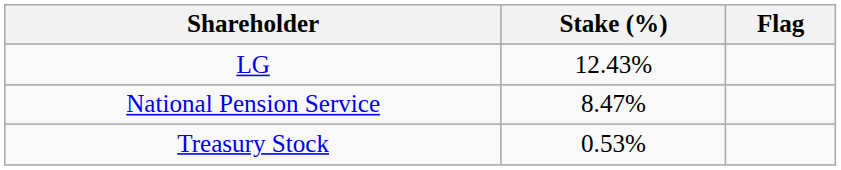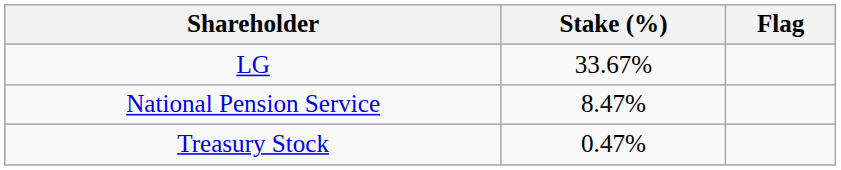(613, 64) 12.43% -> (613, 64) 33.67%
(613, 143) 0.53% -> (613, 143) 0.47%
